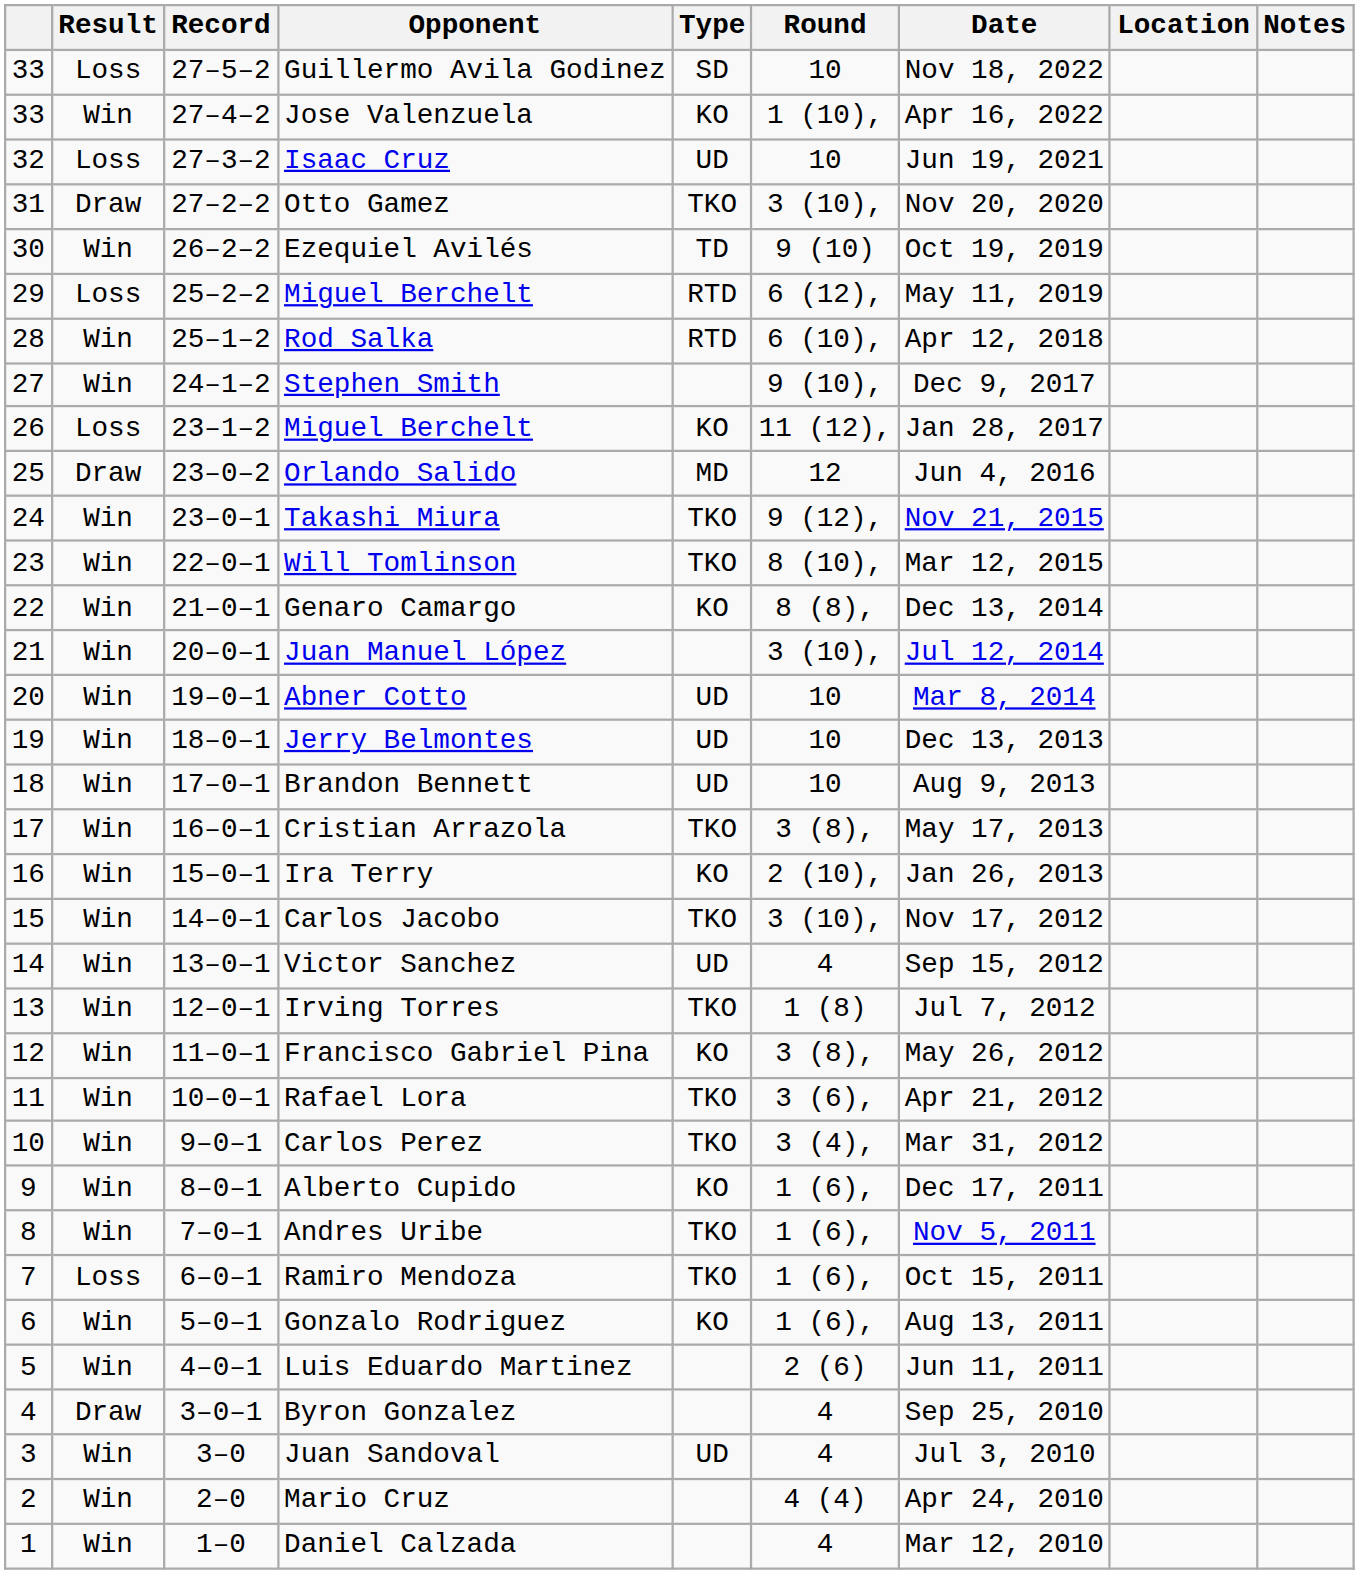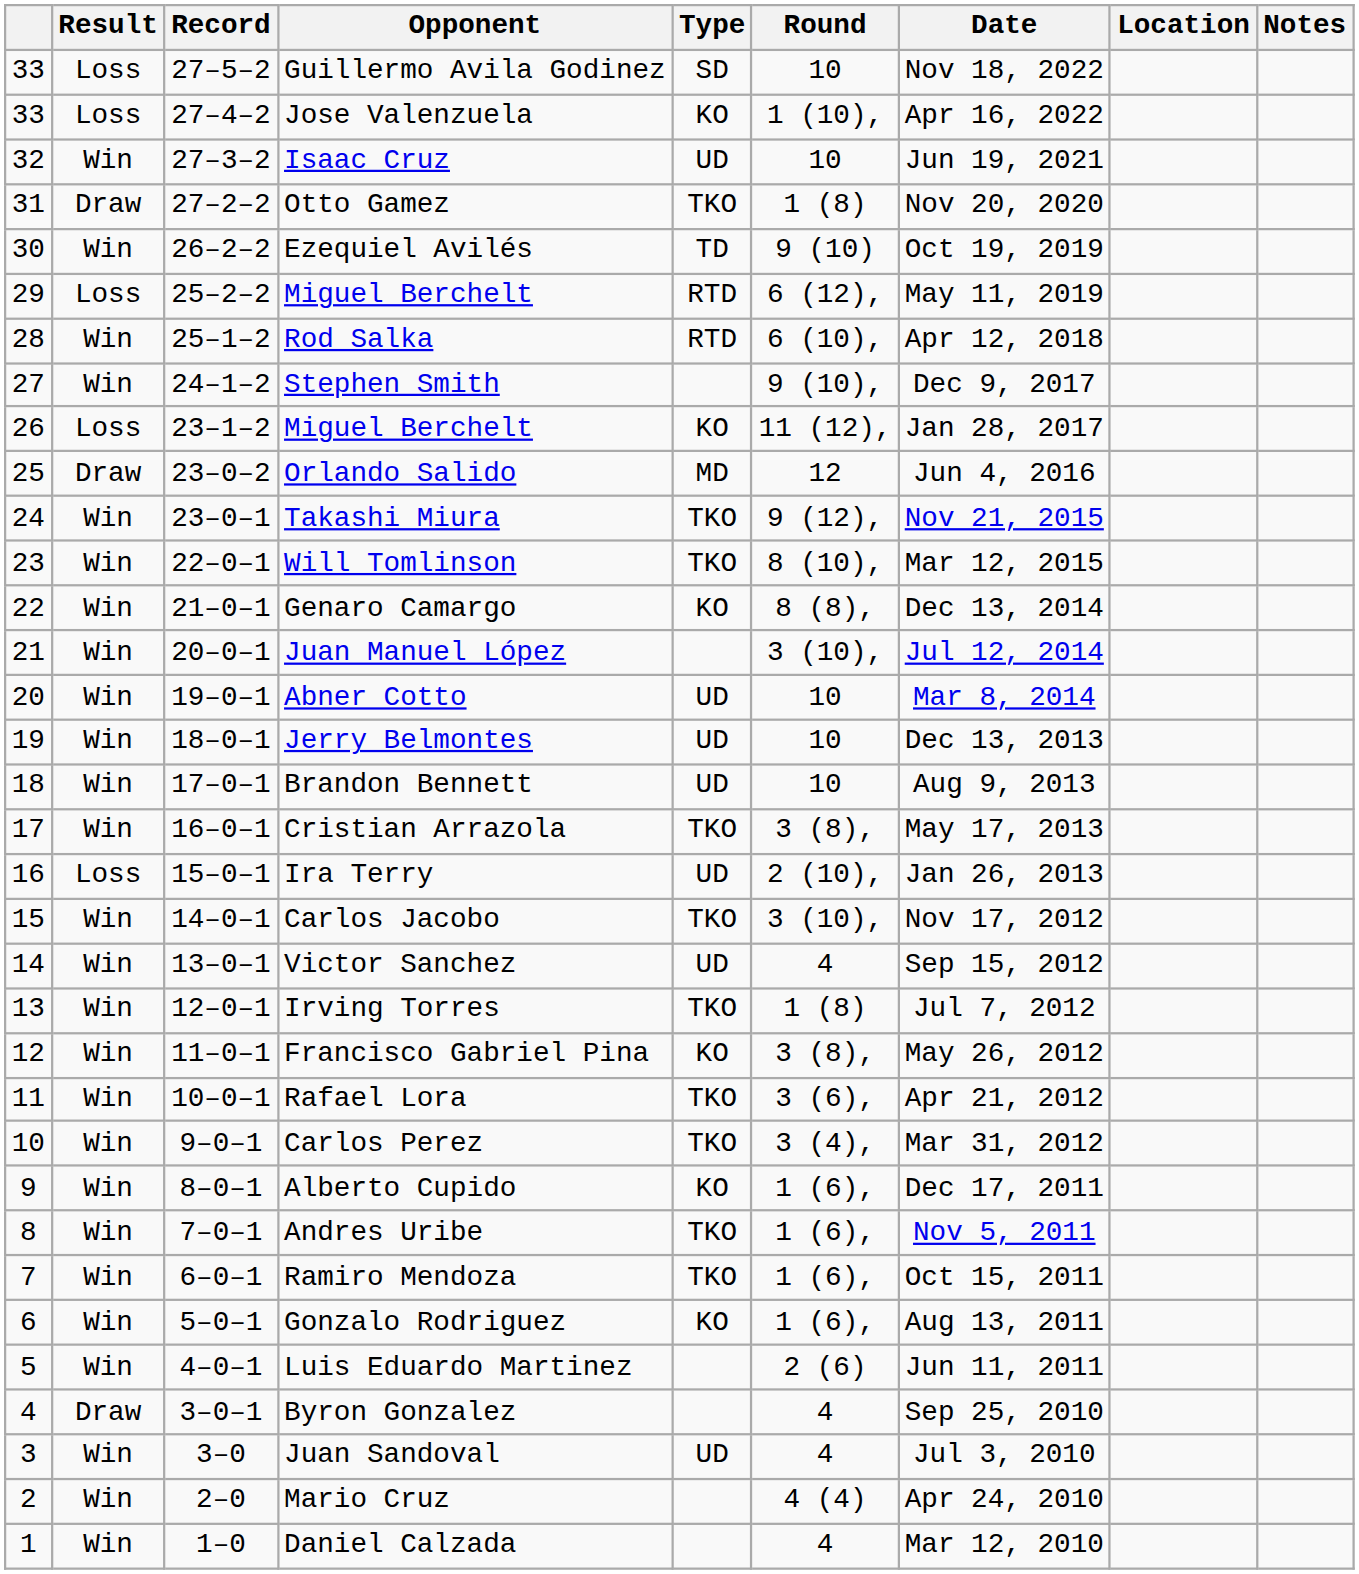(108, 117) Win -> (108, 117) Loss
(108, 162) Loss -> (108, 162) Win
(825, 206) 3 (10), -> (825, 206) 1 (8)
(108, 876) Win -> (108, 876) Loss
(712, 876) KO -> (712, 876) UD
(108, 1278) Loss -> (108, 1278) Win
